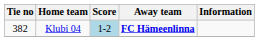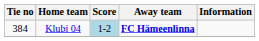(20, 28) 382 -> (20, 28) 384
